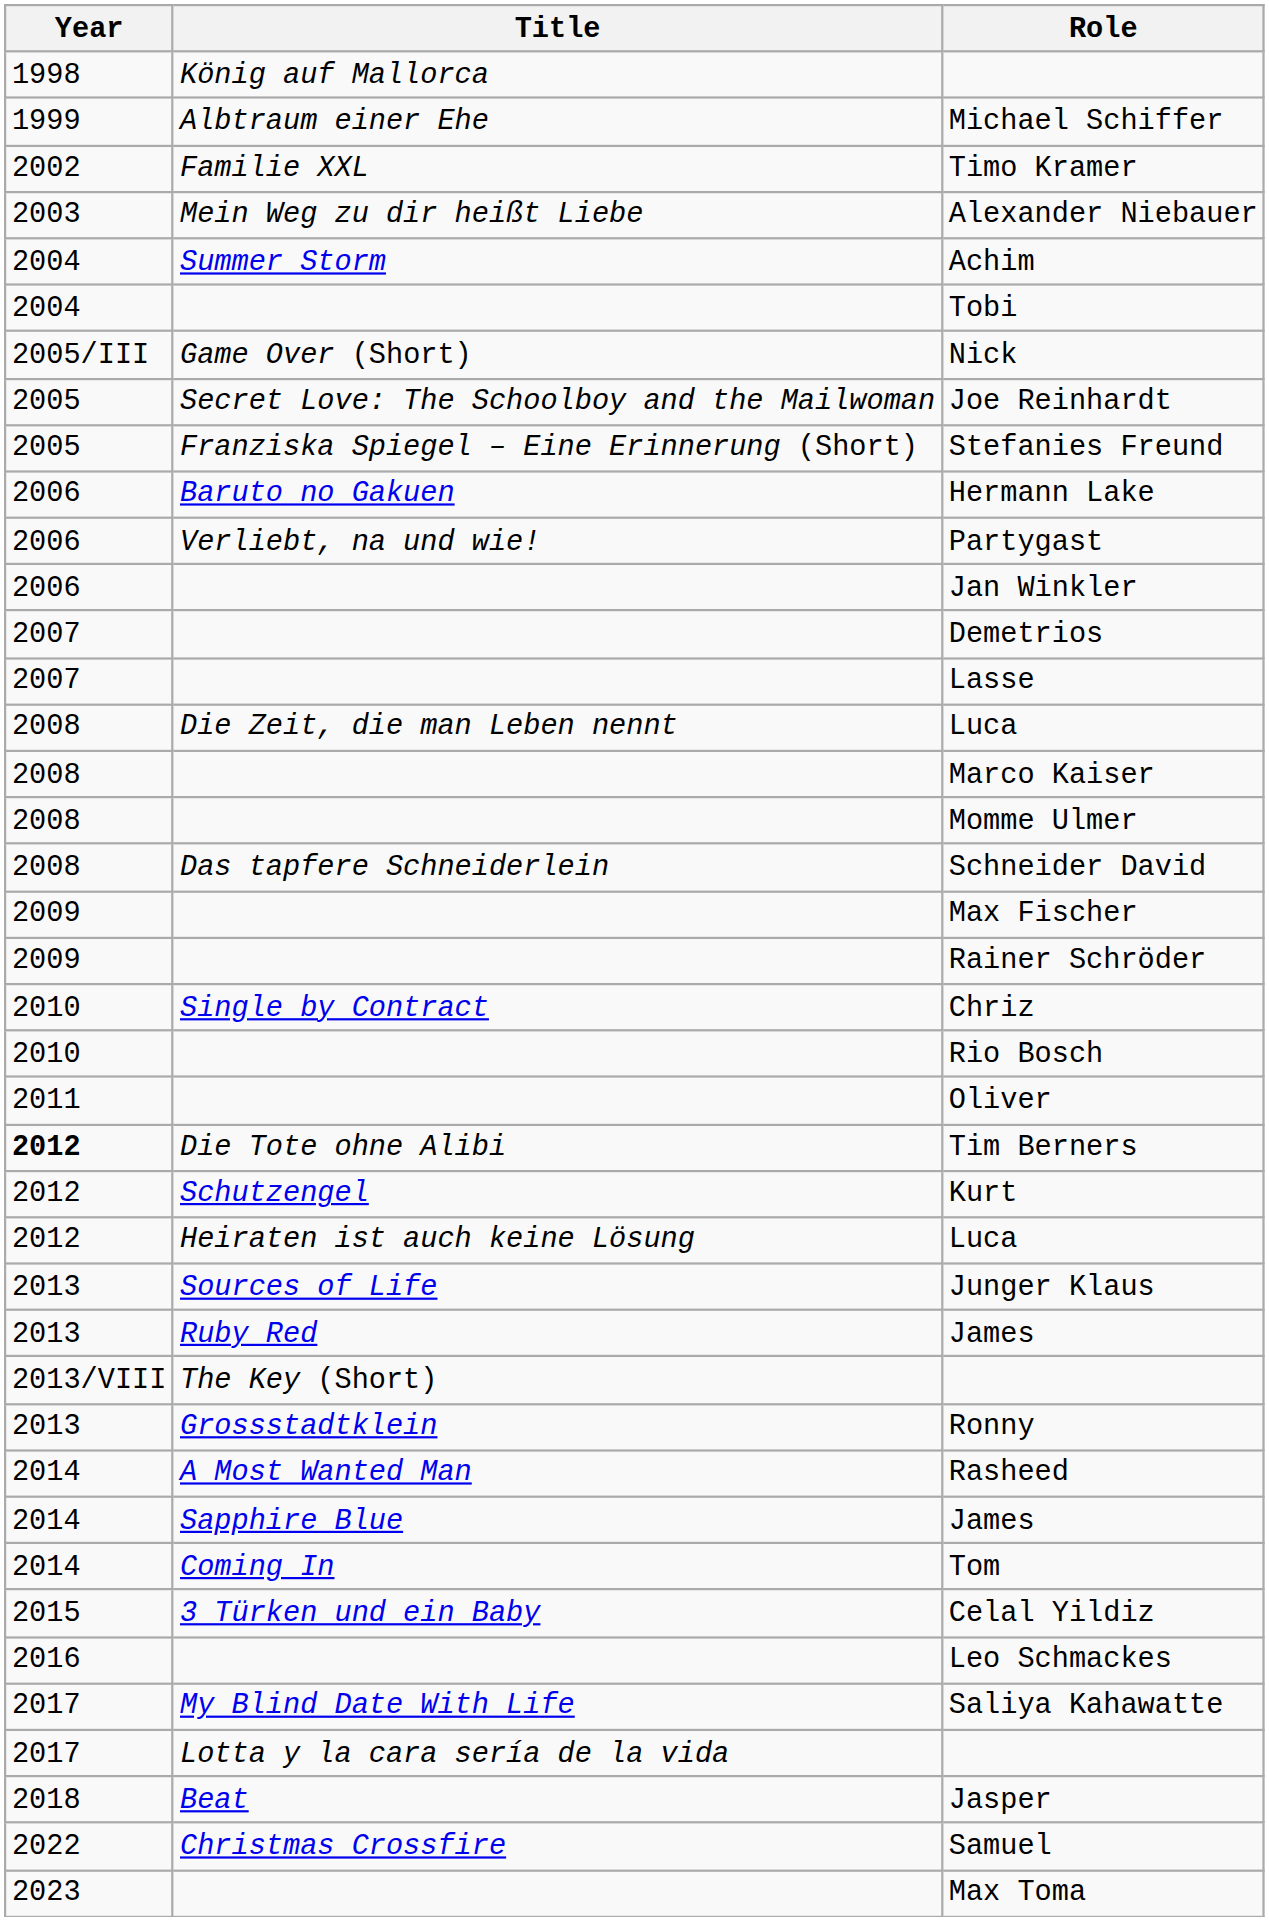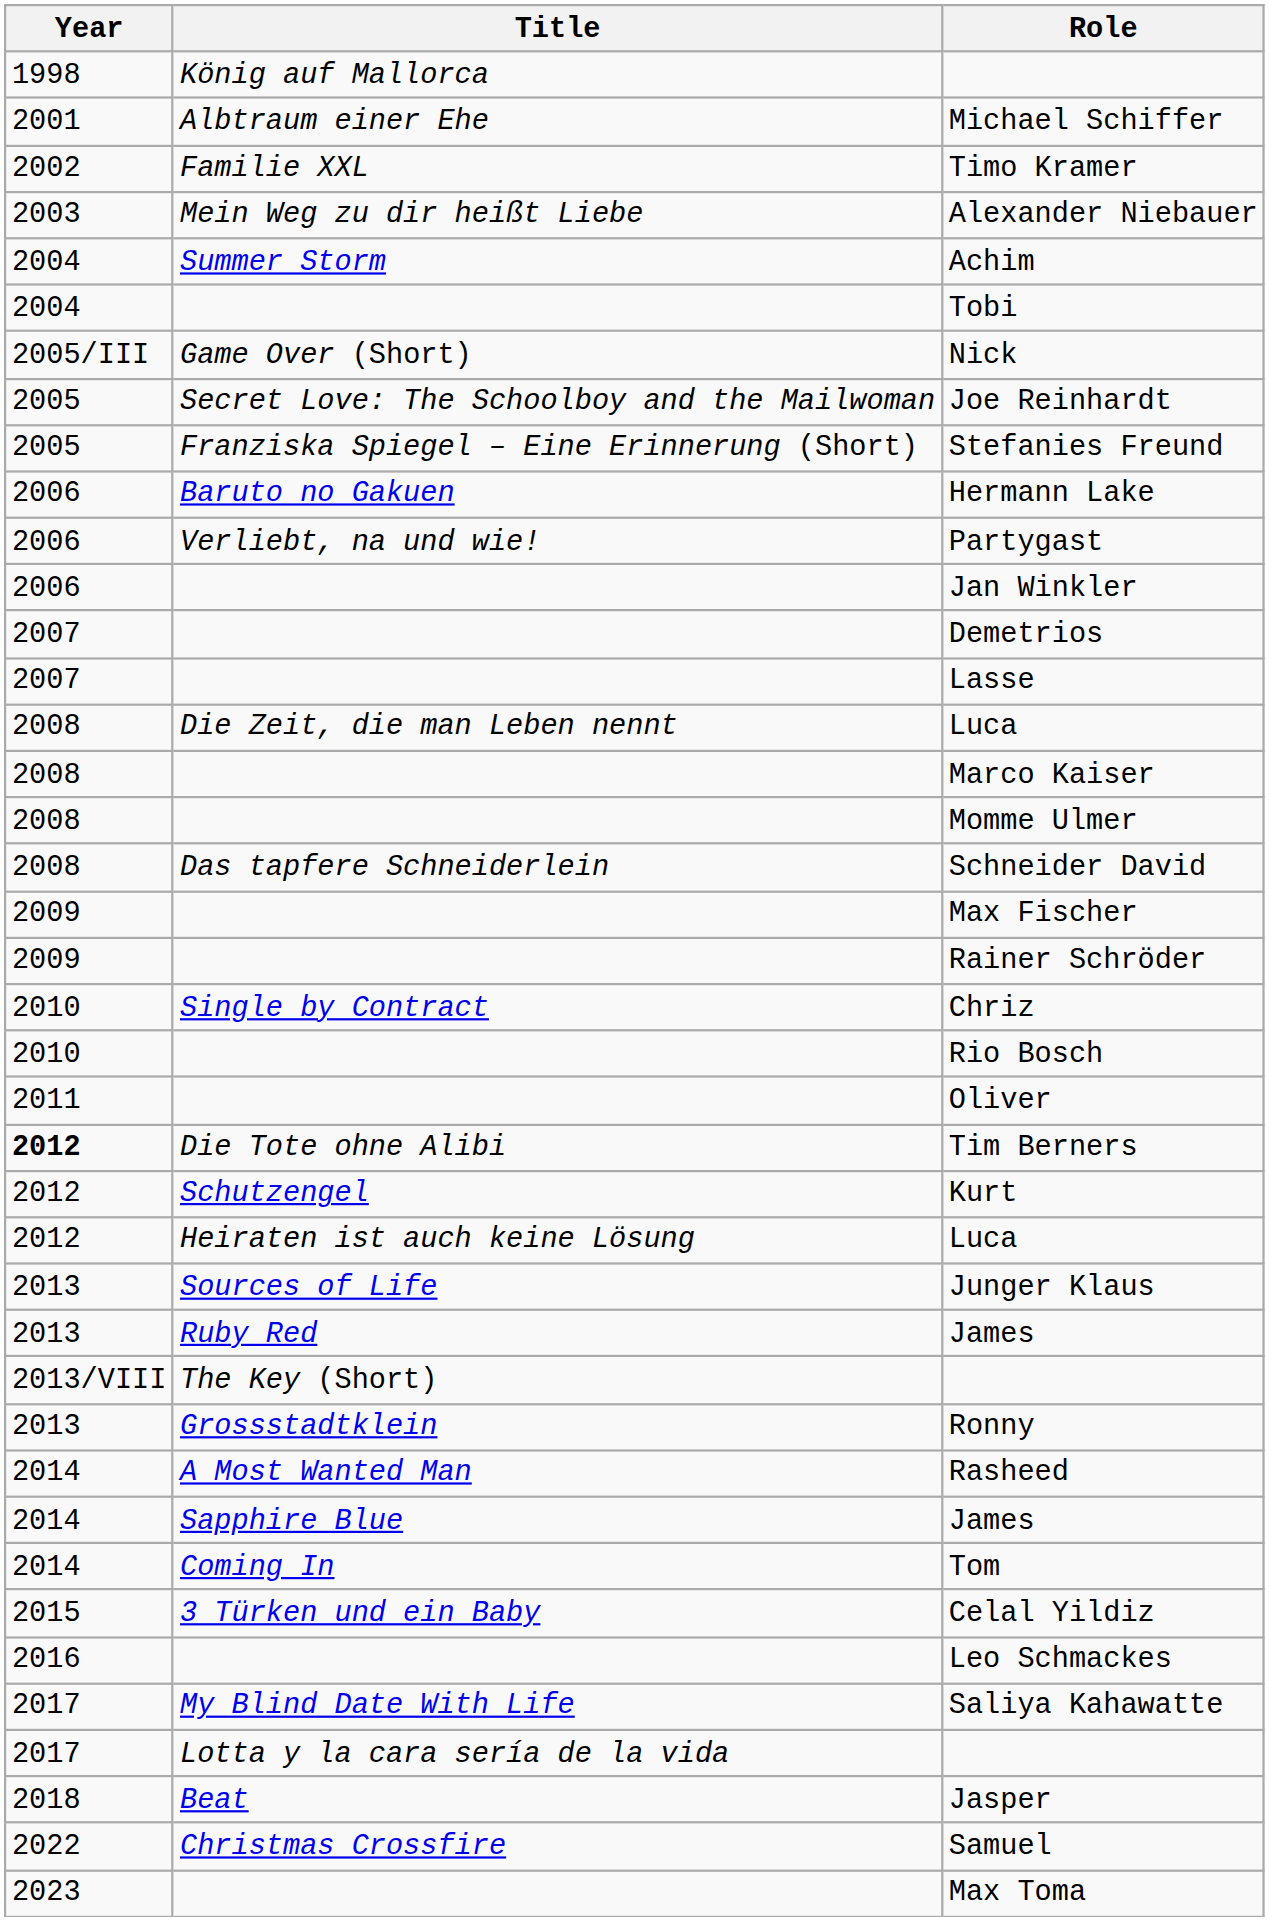(46, 122) 1999 -> (46, 122) 2001
